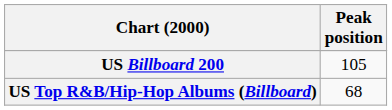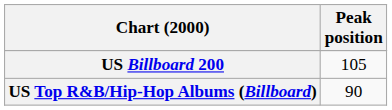(354, 91) 68 -> (354, 91) 90
